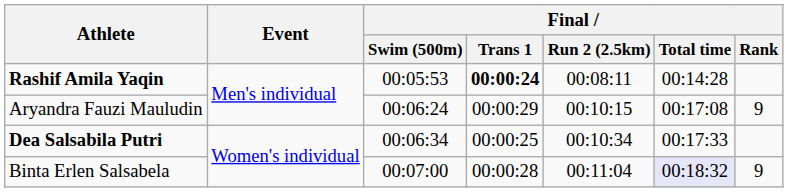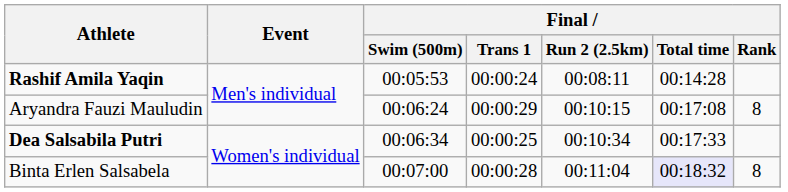(505, 78) bold -> (504, 78) normal
(759, 109) 9 -> (757, 109) 8
(759, 171) 9 -> (757, 171) 8
